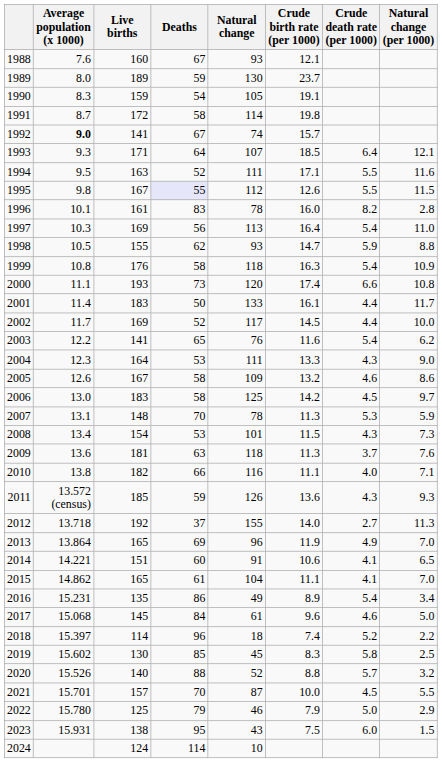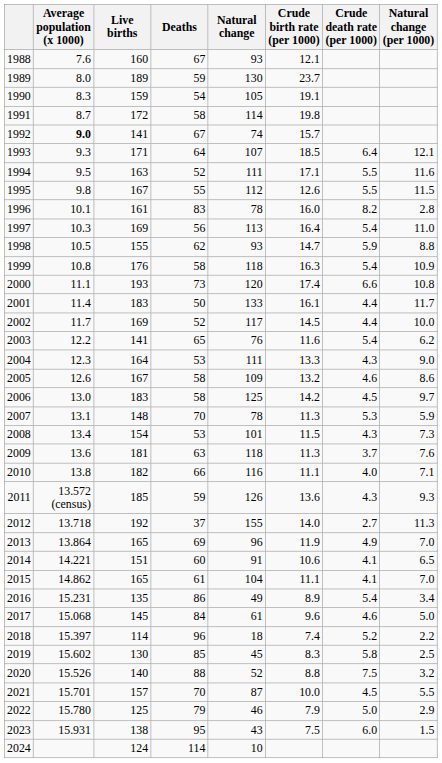(199, 190) lavender background -> (199, 190) no background
(370, 673) 5.7 -> (370, 673) 7.5
